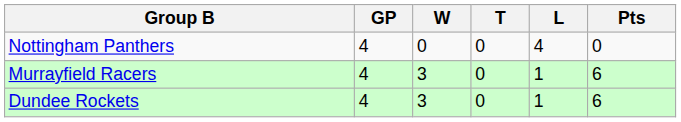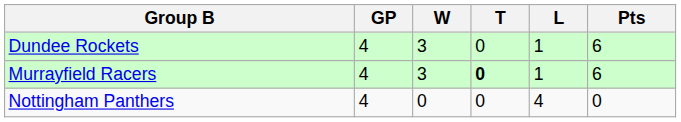rows swapped: (74, 102) <-> (91, 46)
(480, 74) normal -> (480, 74) bold
